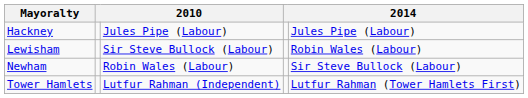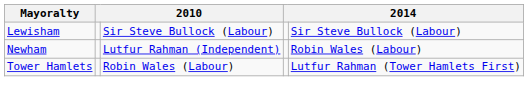- row: (30, 31)
(357, 49) Robin Wales (Labour) -> (376, 31) Sir Steve Bullock (Labour)
(169, 67) Robin Wales (Labour) -> (192, 49) Lutfur Rahman (Independent)
(376, 67) Sir Steve Bullock (Labour) -> (357, 49) Robin Wales (Labour)
(192, 85) Lutfur Rahman (Independent) -> (169, 67) Robin Wales (Labour)
